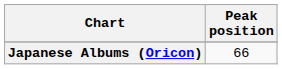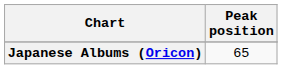(241, 53) 66 -> (241, 53) 65
